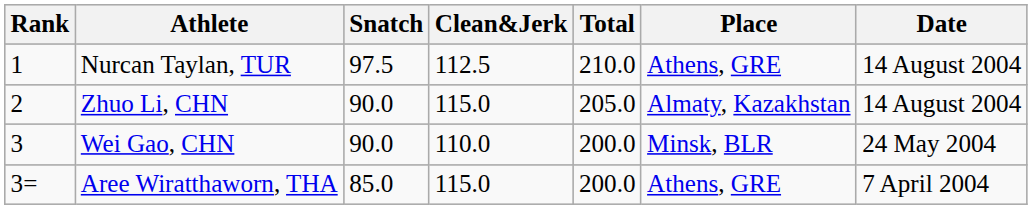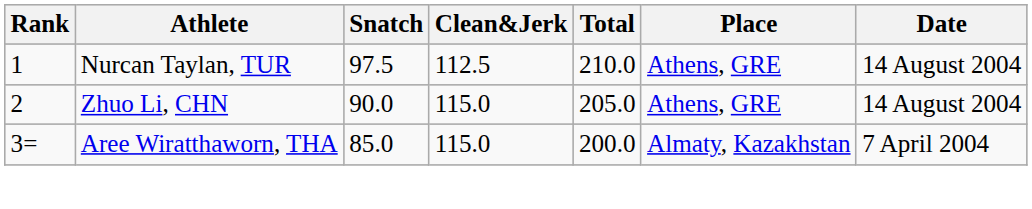(749, 104) Almaty, Kazakhstan -> (714, 104) Athens, GRE
- row: (158, 143)
(714, 183) Athens, GRE -> (749, 143) Almaty, Kazakhstan
